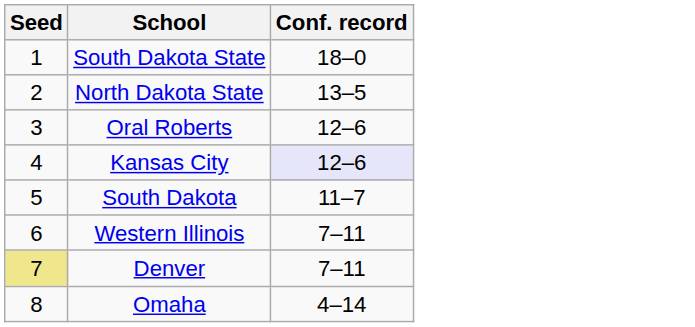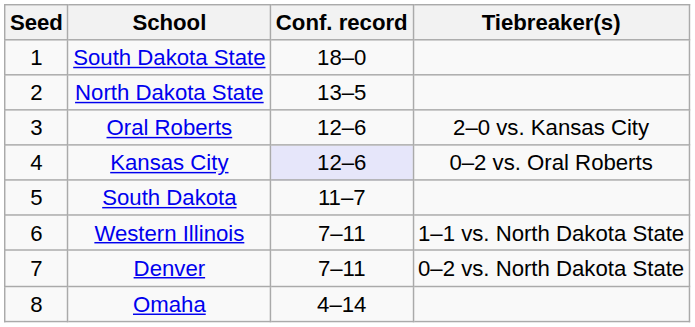+ column: (551, 22)
(36, 268) khaki background -> (36, 268) no background
